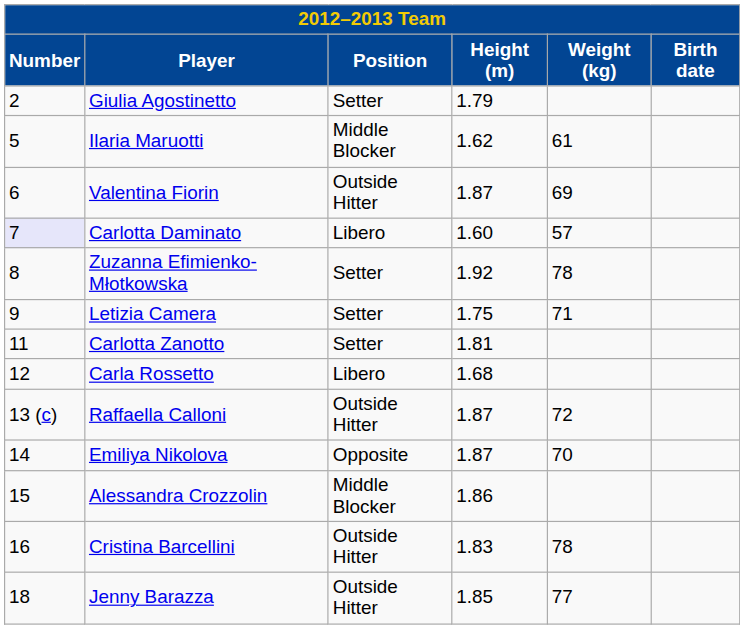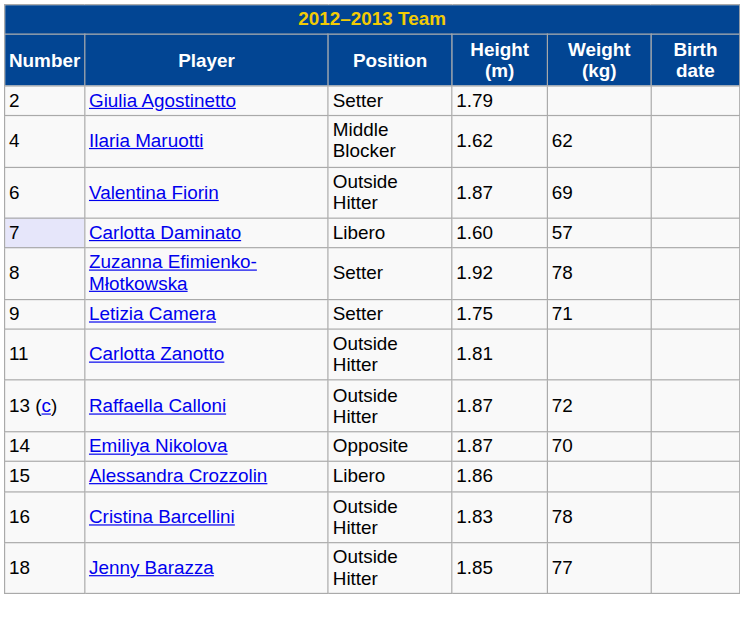(14, 141) 5 -> (14, 141) 4
(562, 141) 61 -> (562, 141) 62
(358, 343) Setter -> (365, 354) Outside Hitter
- row: (151, 373)
(364, 495) Middle Blocker -> (359, 476) Libero
